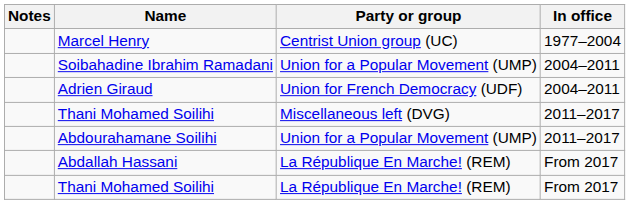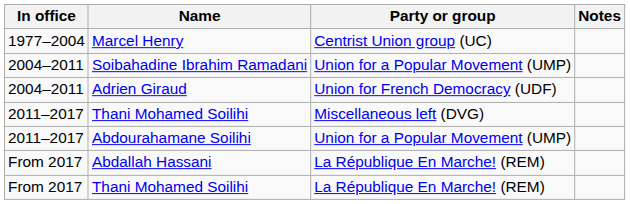columns swapped: (583, 16) <-> (29, 16)
